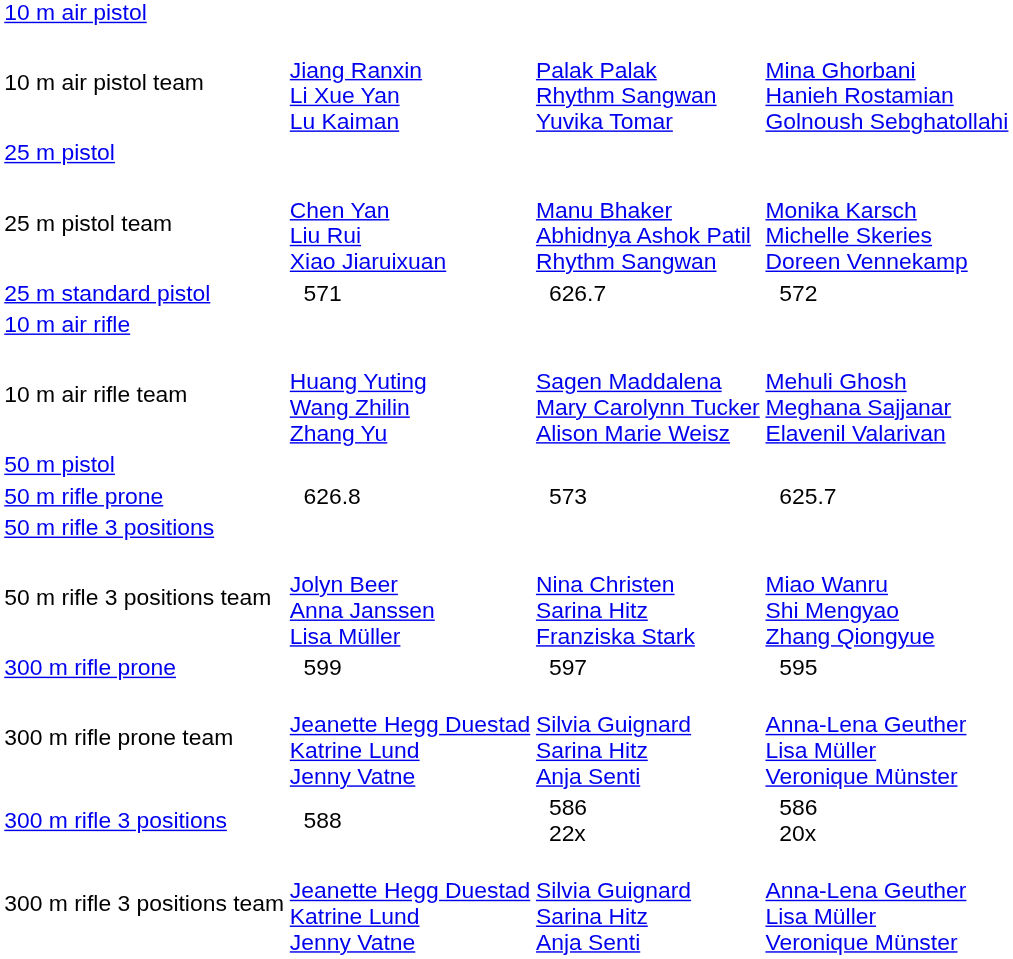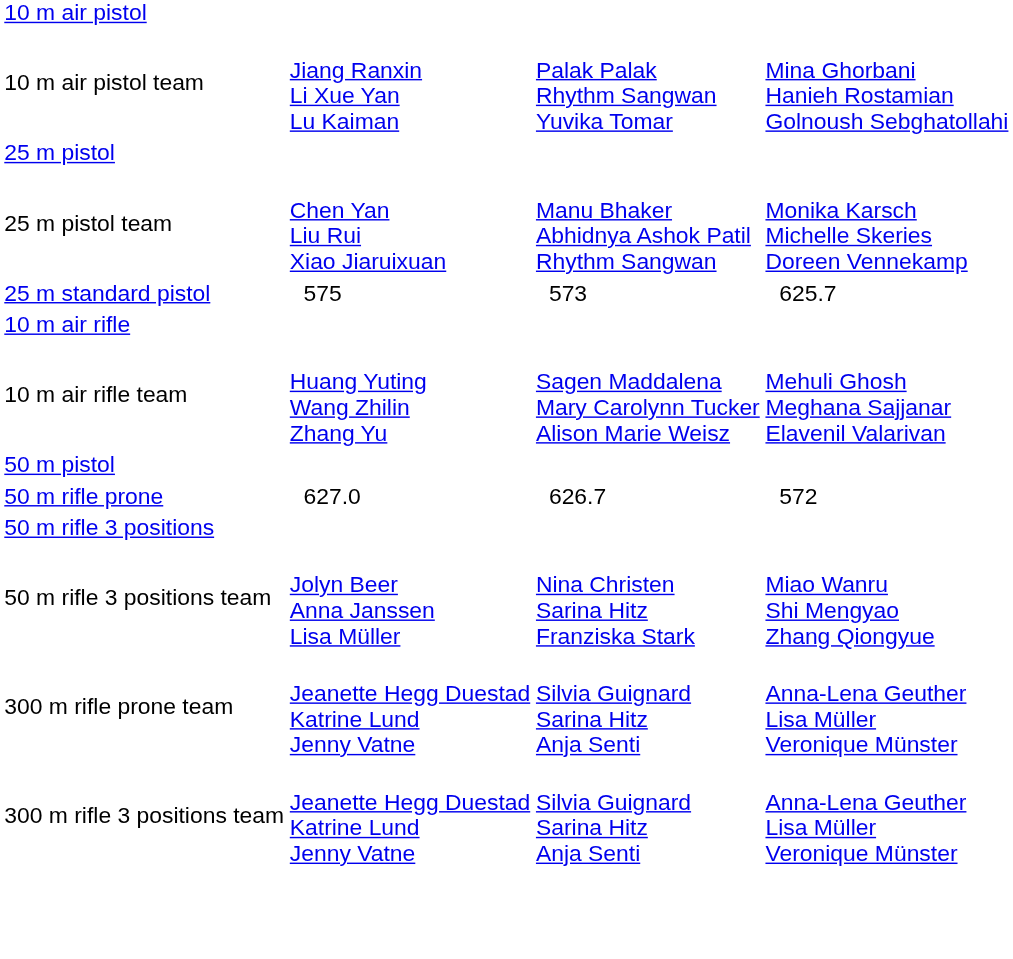(323, 293) 571 -> (323, 293) 575
(578, 293) 626.7 -> (568, 293) 573
(798, 293) 572 -> (808, 293) 625.7
(332, 496) 626.8 -> (332, 496) 627.0
(568, 496) 573 -> (578, 496) 626.7
(808, 496) 625.7 -> (798, 496) 572
- row: (90, 667)
- row: (116, 820)
